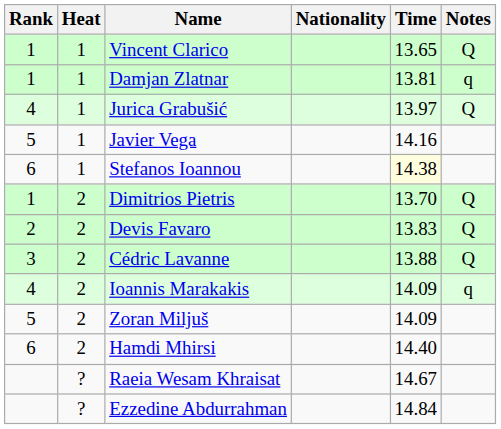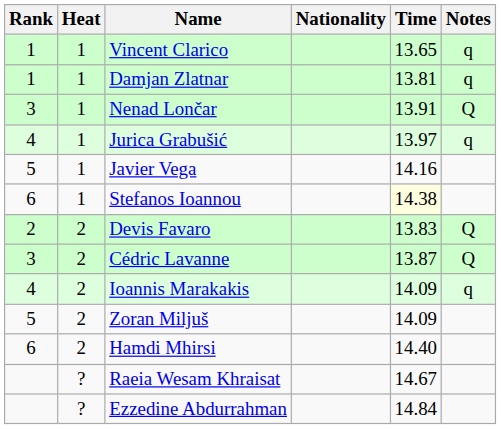(468, 49) Q -> (468, 49) q
+ row: (163, 109)
(468, 109) Q -> (468, 139) q
- row: (172, 199)
(416, 259) 13.88 -> (416, 259) 13.87
